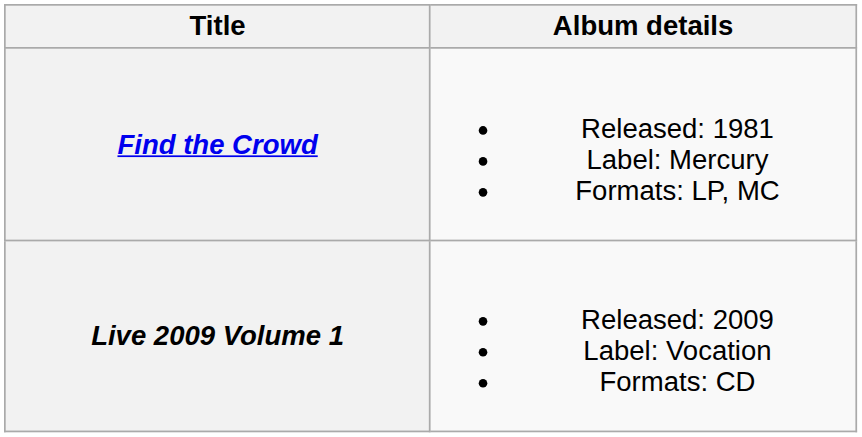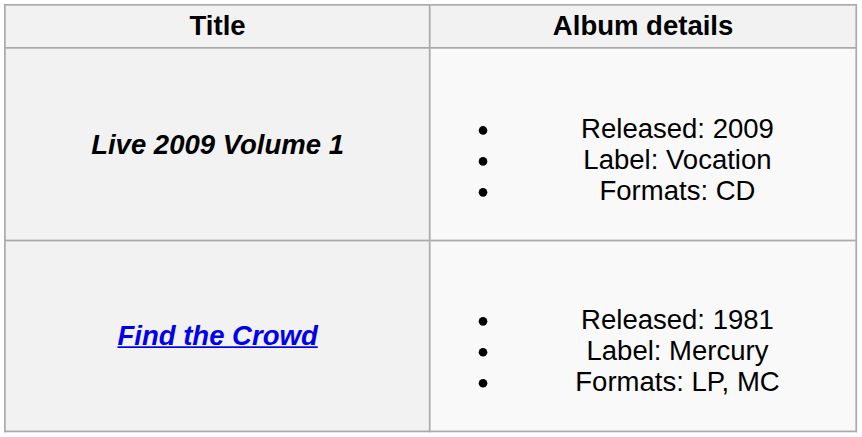rows swapped: (218, 143) <-> (218, 335)
